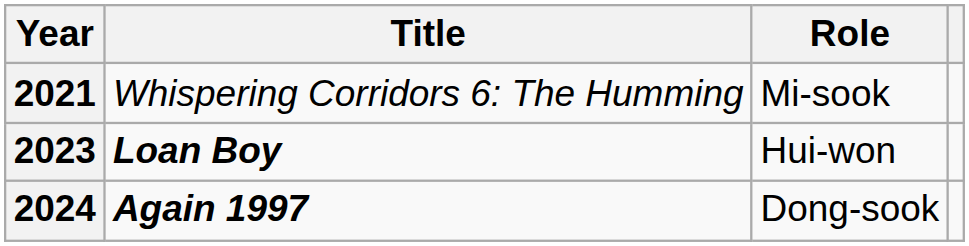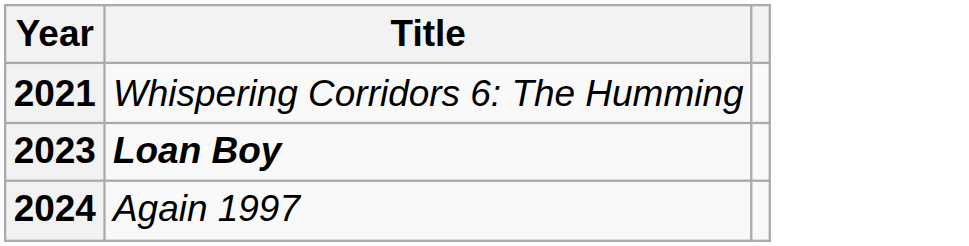- column: (850, 33)
(211, 209) bold -> (206, 209) normal
